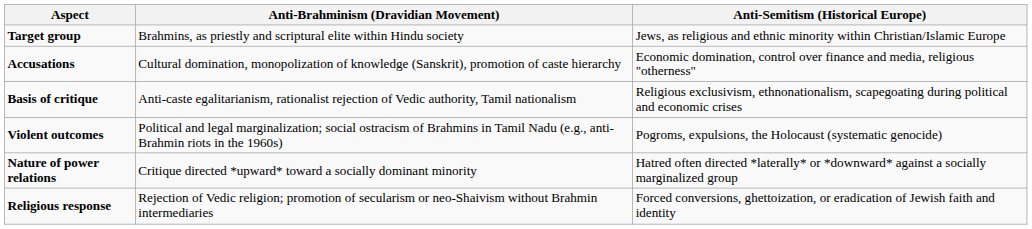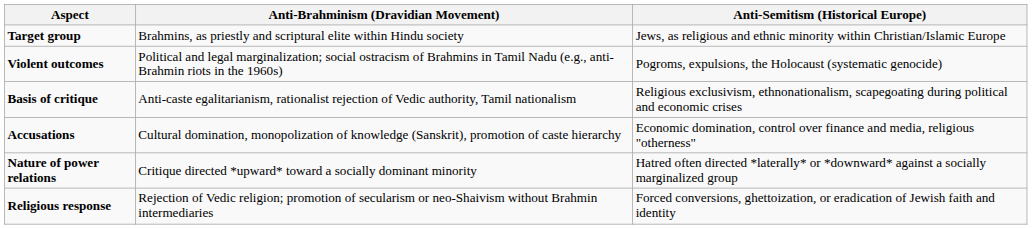rows swapped: (41, 63) <-> (55, 135)
